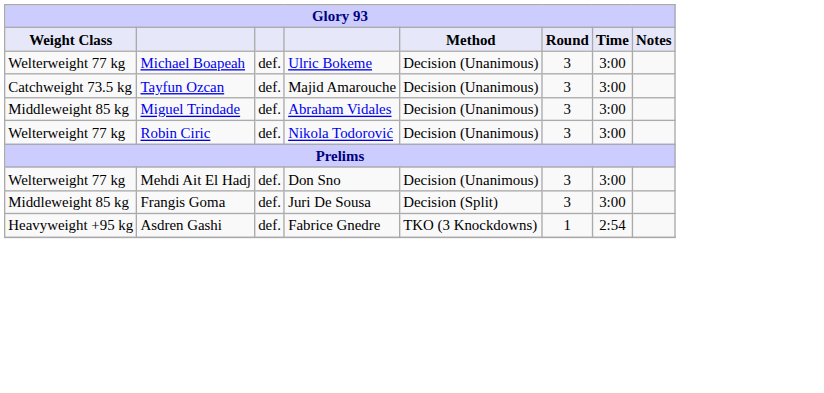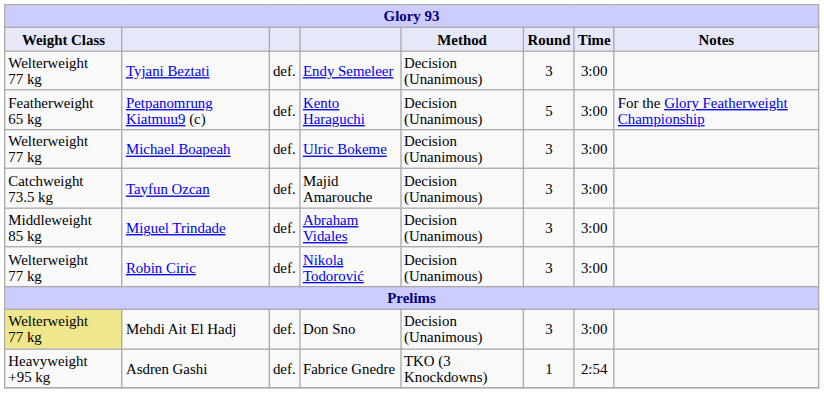+ row: (168, 71)
+ row: (169, 110)
(67, 179) no background -> (48, 329) khaki background
- row: (183, 202)
